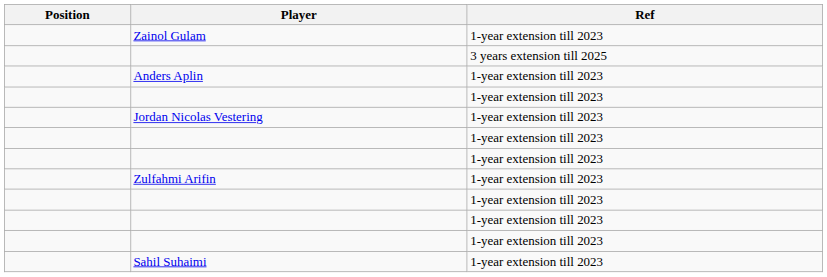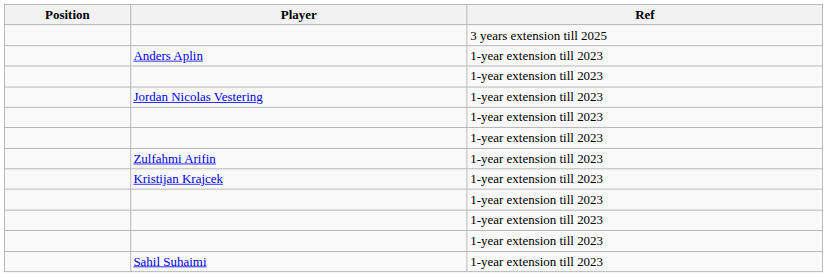- row: (170, 35)
+ row: (178, 179)
